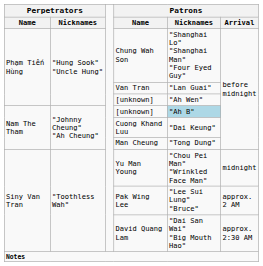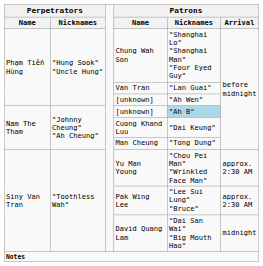(239, 168) midnight -> (237, 168) approx. 2:30 AM
(237, 200) approx. 2 AM -> (237, 200) approx. 2:30 AM
(237, 233) approx. 2:30 AM -> (239, 233) midnight
